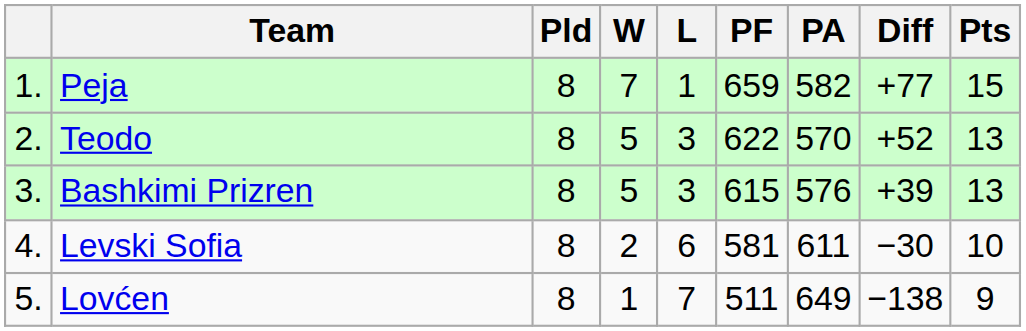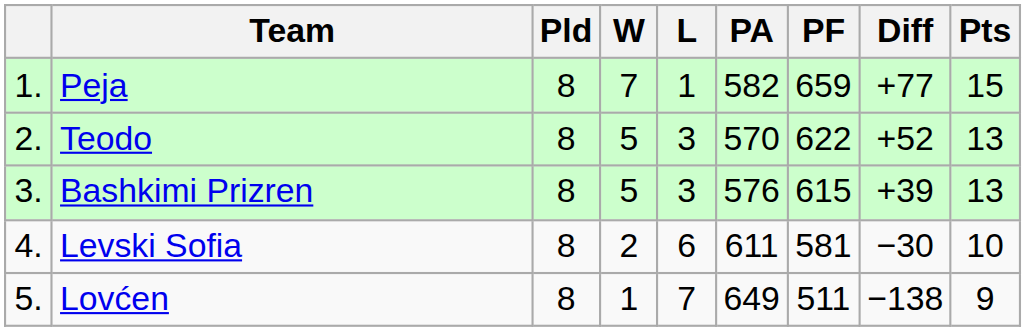columns swapped: (752, 31) <-> (823, 31)
